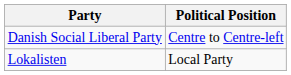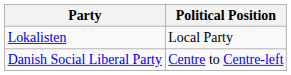rows swapped: (85, 37) <-> (37, 59)
